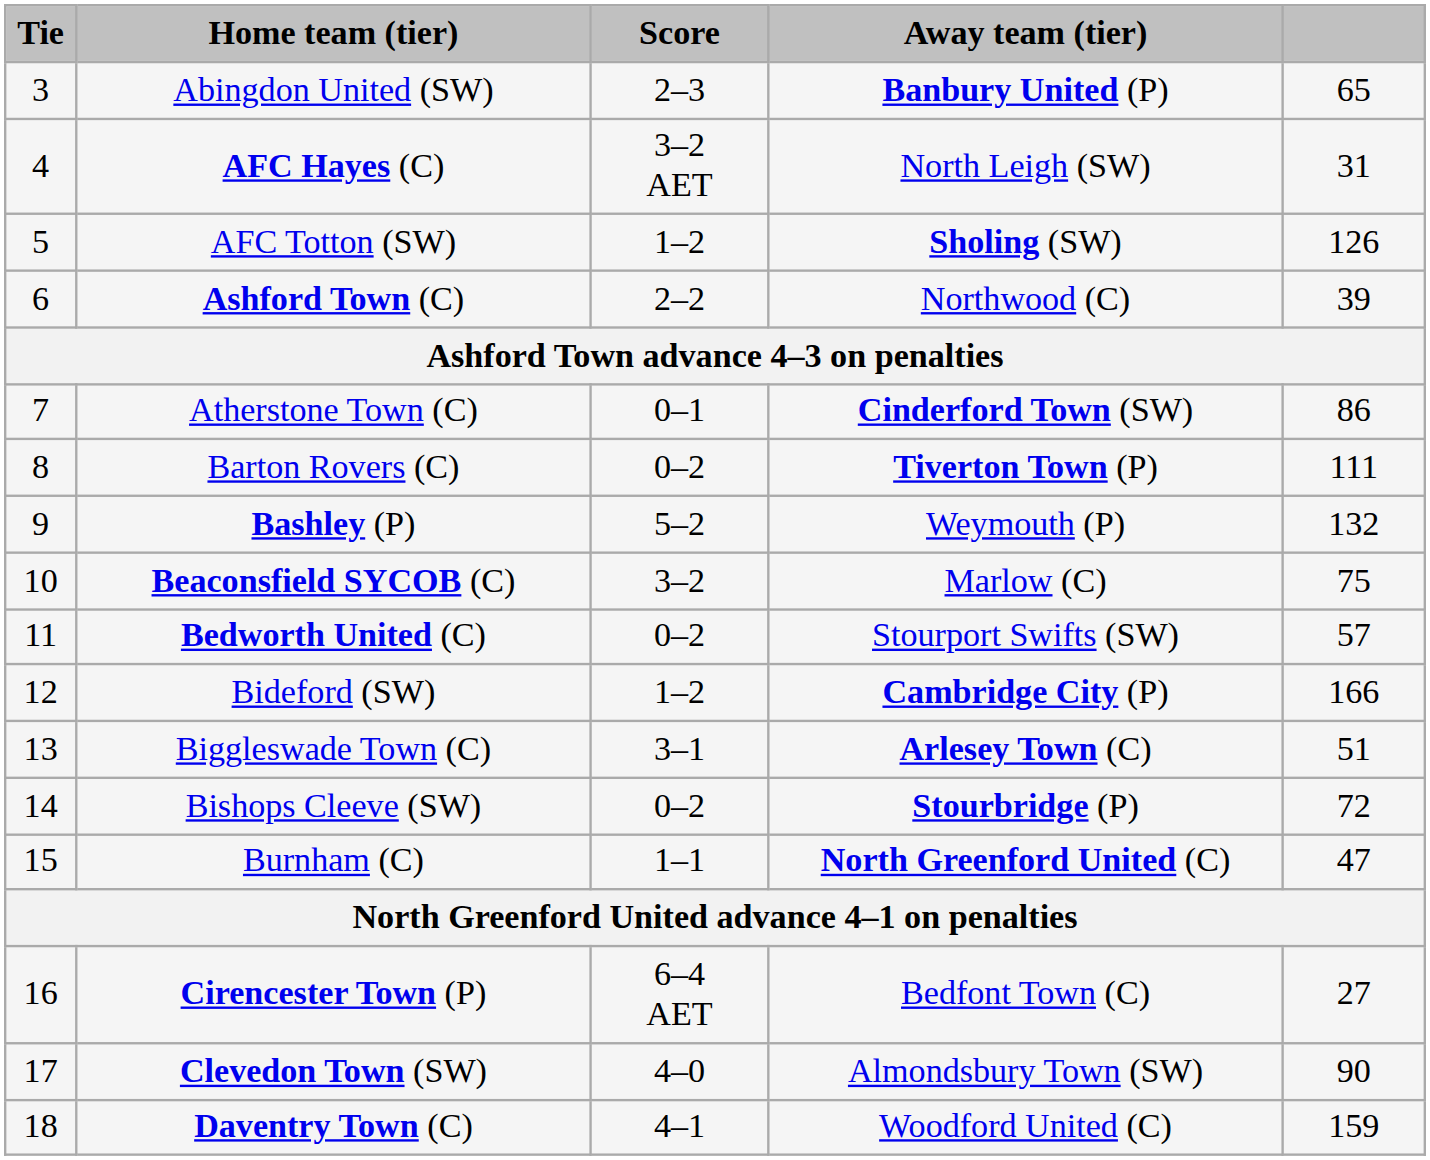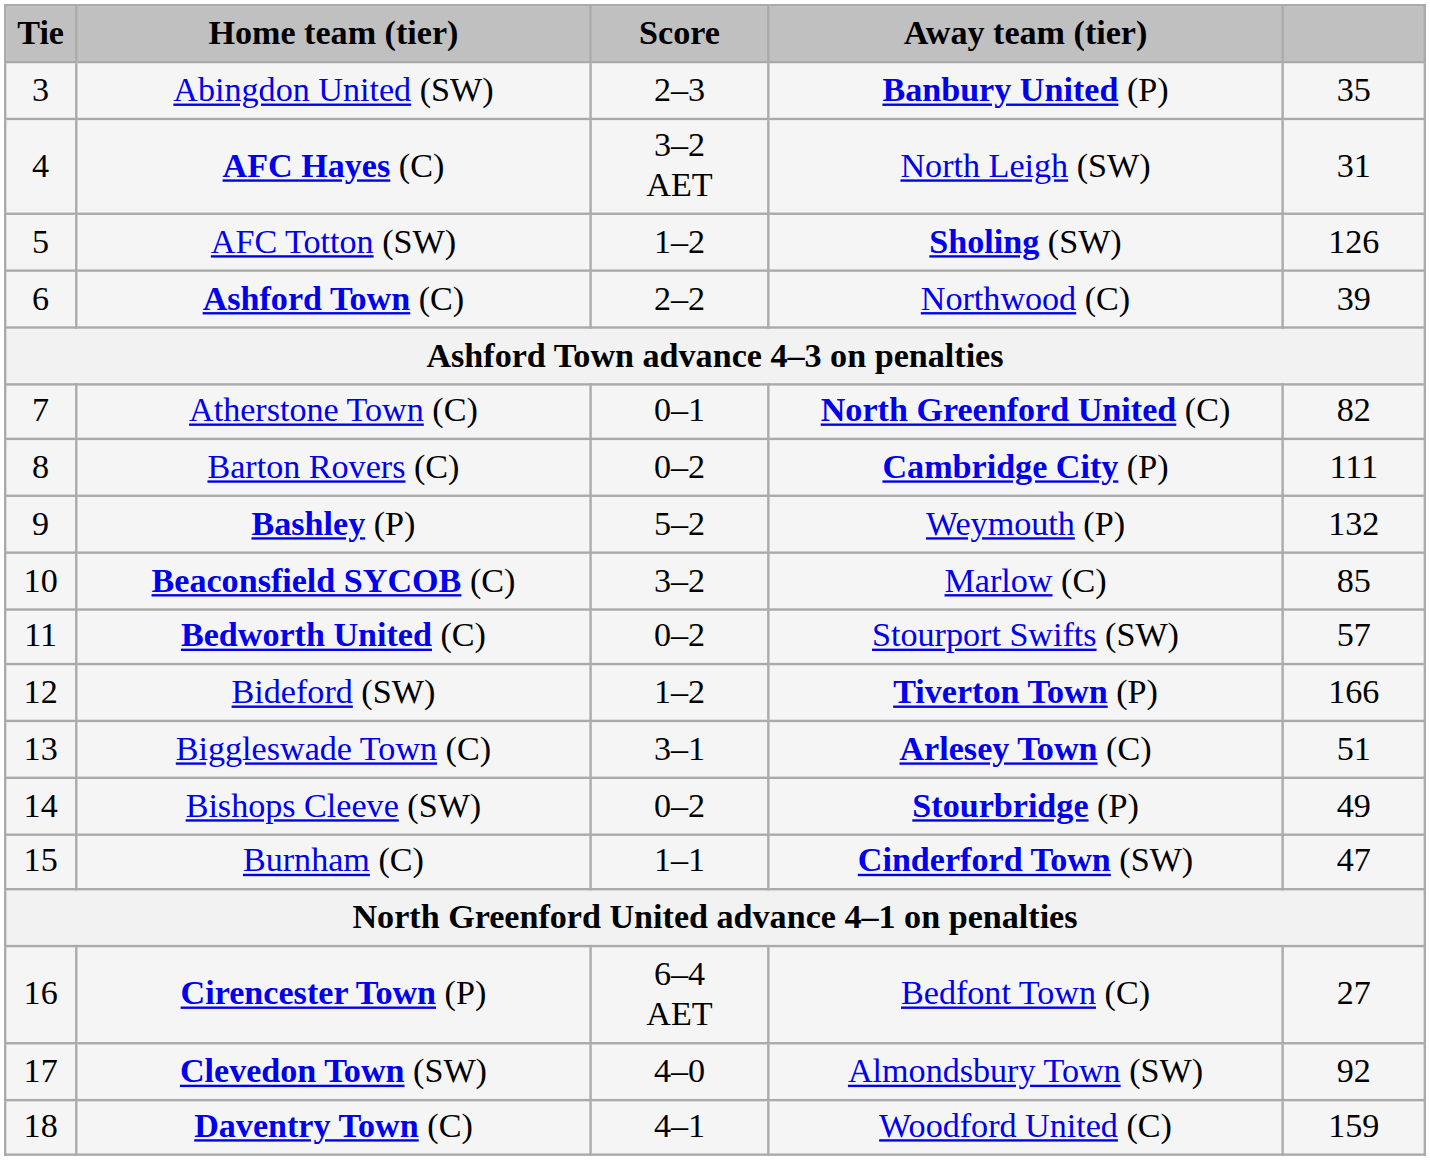(1354, 89) 65 -> (1354, 89) 35
(1026, 411) Cinderford Town (SW) -> (1026, 411) North Greenford United (C)
(1354, 411) 86 -> (1354, 411) 82
(1026, 467) Tiverton Town (P) -> (1026, 467) Cambridge City (P)
(1354, 579) 75 -> (1354, 579) 85
(1026, 692) Cambridge City (P) -> (1026, 692) Tiverton Town (P)
(1354, 805) 72 -> (1354, 805) 49
(1026, 861) North Greenford United (C) -> (1026, 861) Cinderford Town (SW)
(1354, 1070) 90 -> (1354, 1070) 92
